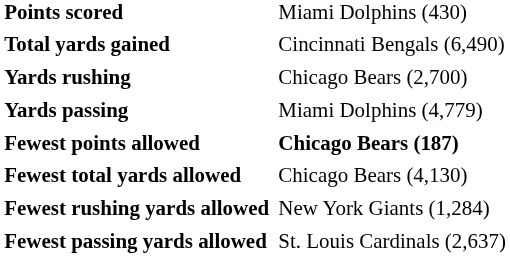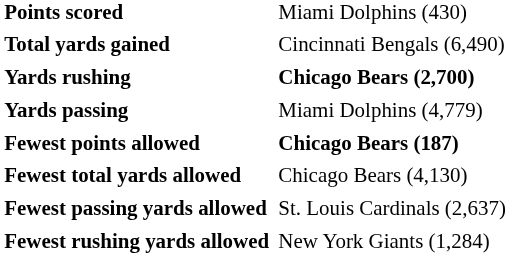(373, 77) normal -> (376, 77) bold
rows swapped: (137, 208) <-> (136, 241)
